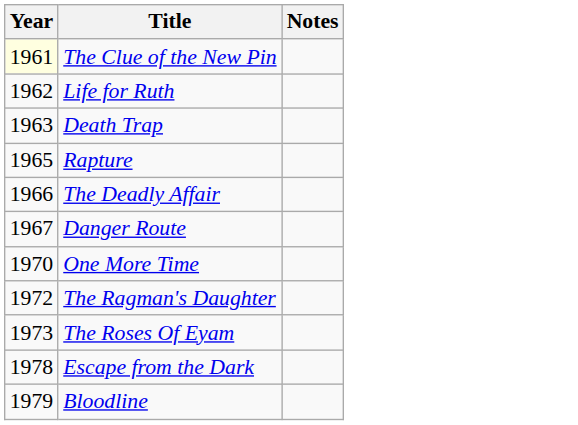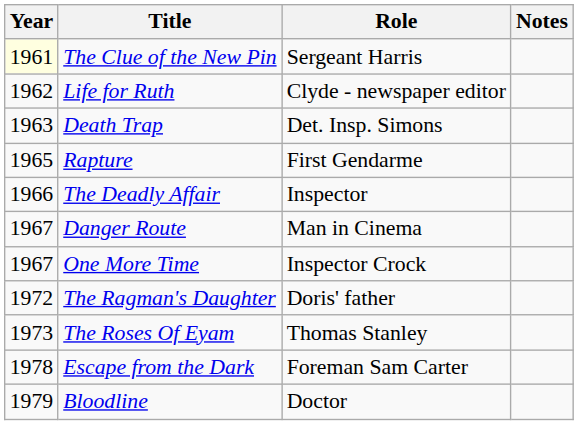+ column: (396, 21)
(31, 263) 1970 -> (31, 263) 1967
